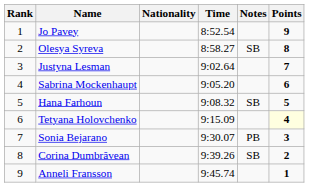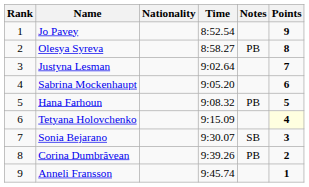(253, 48) SB -> (253, 48) PB
(253, 102) SB -> (253, 102) PB
(253, 137) PB -> (253, 137) SB
(253, 155) SB -> (253, 155) PB
